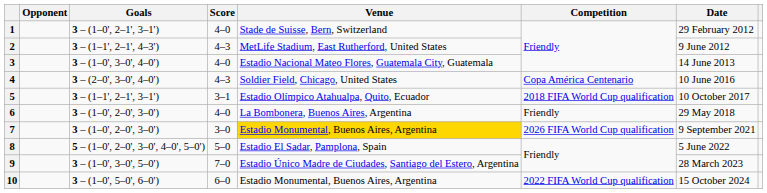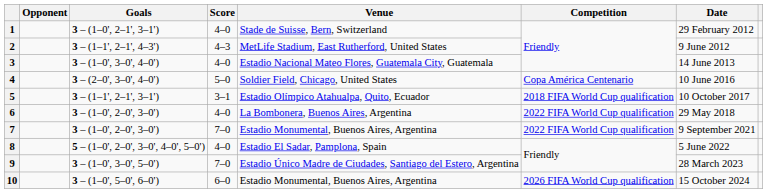(222, 79) 4–3 -> (222, 79) 5–0
(541, 113) Friendly -> (599, 113) 2022 FIFA World Cup qualification
(222, 130) 3–0 -> (222, 130) 7–0
(338, 130) gold background -> (338, 130) no background
(599, 130) 2026 FIFA World Cup qualification -> (599, 130) 2022 FIFA World Cup qualification
(222, 146) 5–0 -> (222, 146) 4–0
(599, 180) 2022 FIFA World Cup qualification -> (599, 180) 2026 FIFA World Cup qualification
